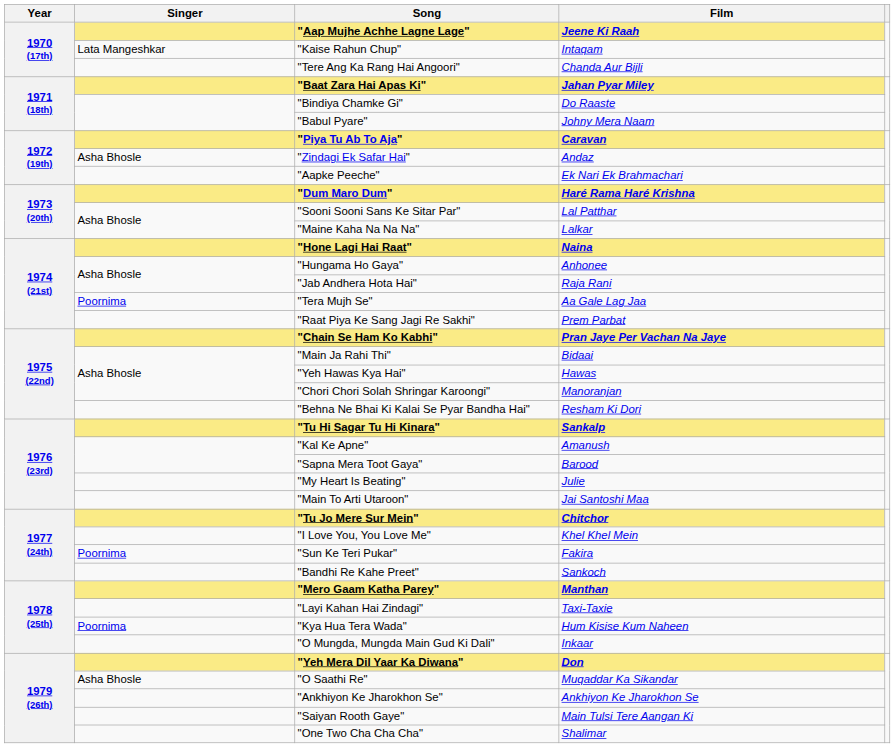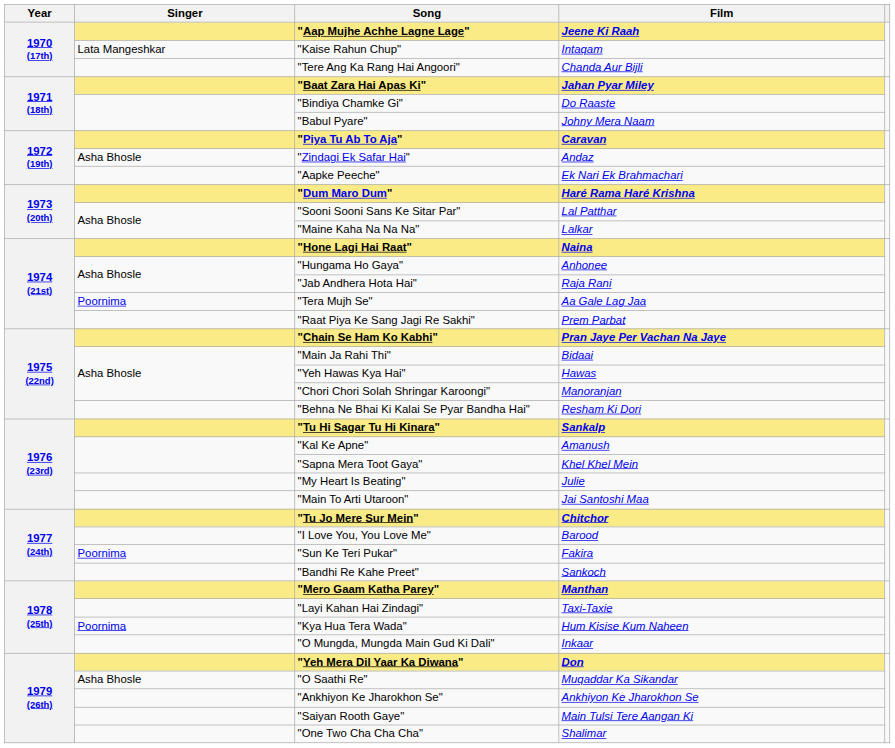(580, 463) Barood -> (600, 463) Khel Khel Mein
(600, 535) Khel Khel Mein -> (580, 535) Barood
